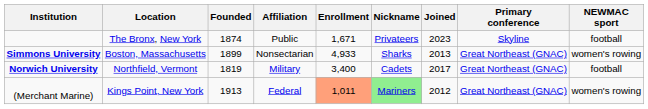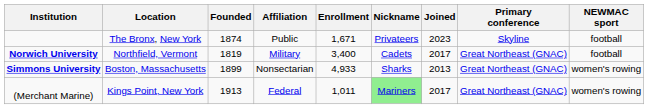rows swapped: (53, 69) <-> (53, 54)
(343, 90) lightsalmon background -> (343, 90) no background
(440, 90) 2012 -> (440, 90) 2017
